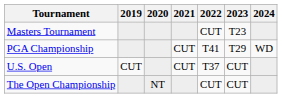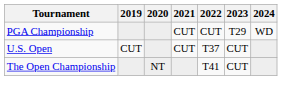- row: (51, 31)
(211, 49) T41 -> (211, 31) CUT
(211, 84) CUT -> (211, 66) T41
